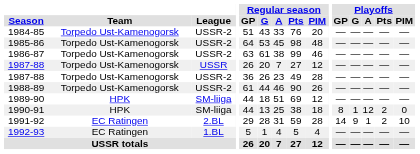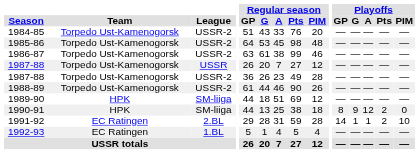(355, 110) 1 -> (355, 110) 9
(355, 121) 9 -> (355, 121) 1
